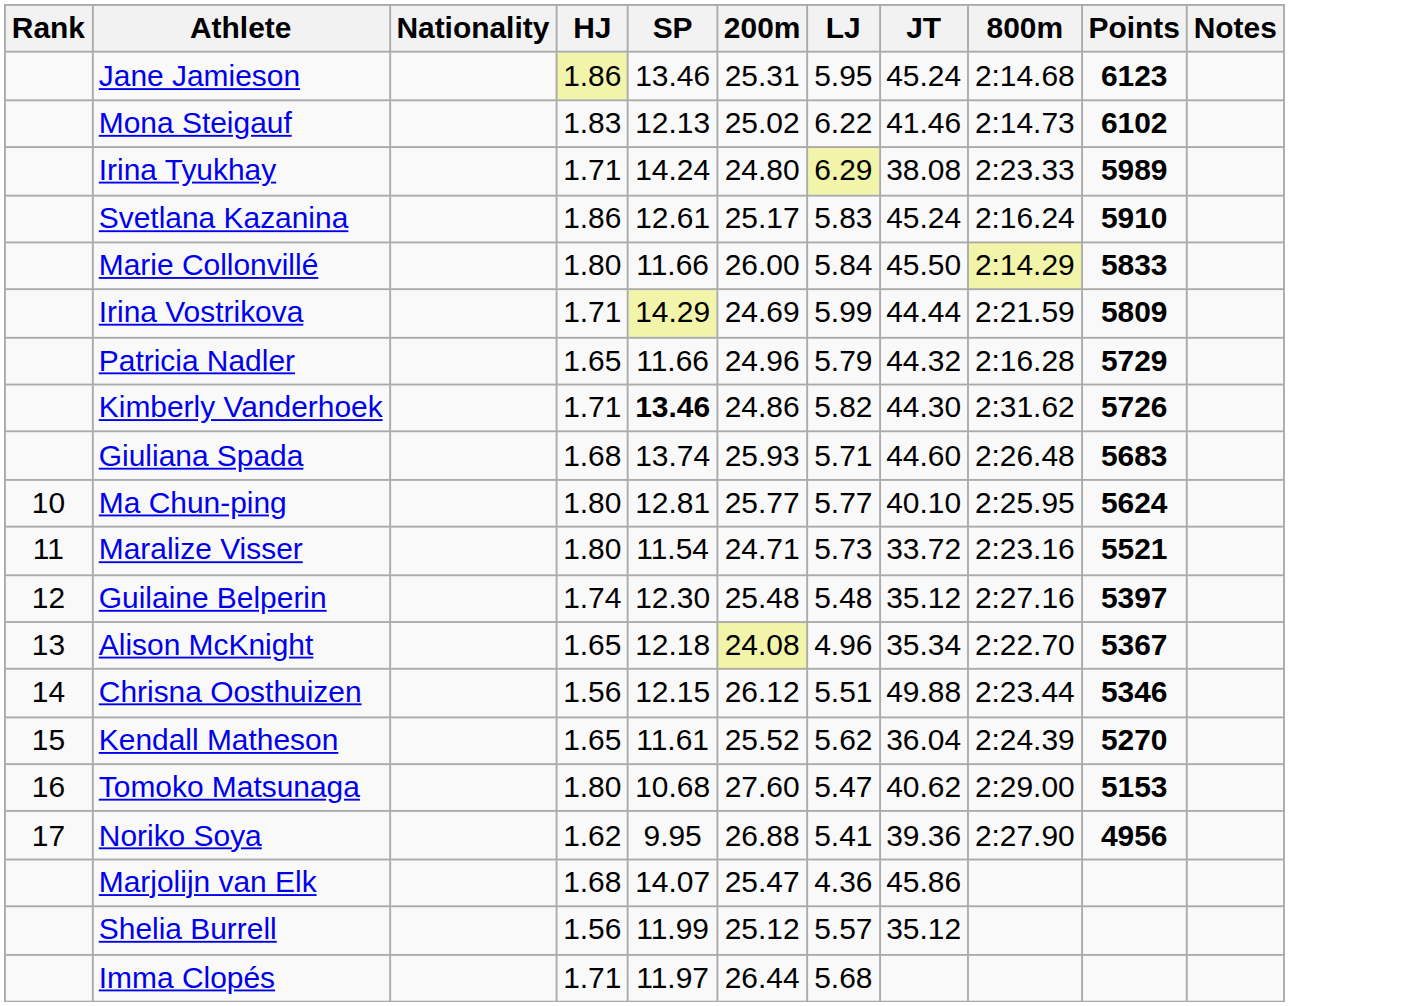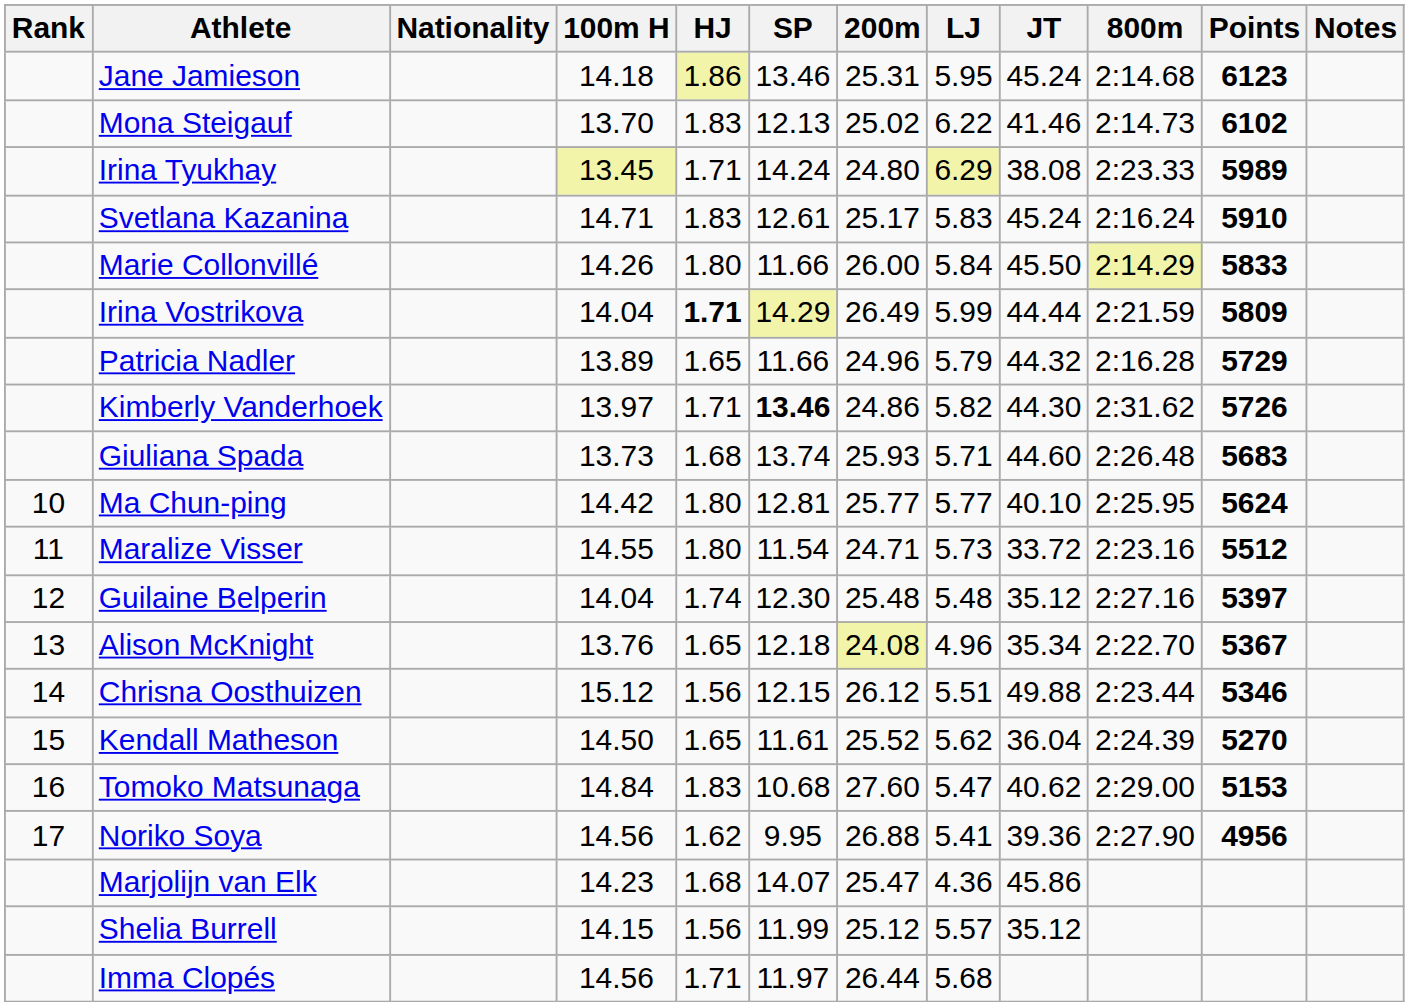+ column: (616, 28)
(592, 218) 1.86 -> (713, 218) 1.83
(592, 312) normal -> (713, 312) bold
(762, 312) 24.69 -> (882, 312) 26.49
(1134, 550) 5521 -> (1254, 550) 5512
(592, 787) 1.80 -> (713, 787) 1.83
